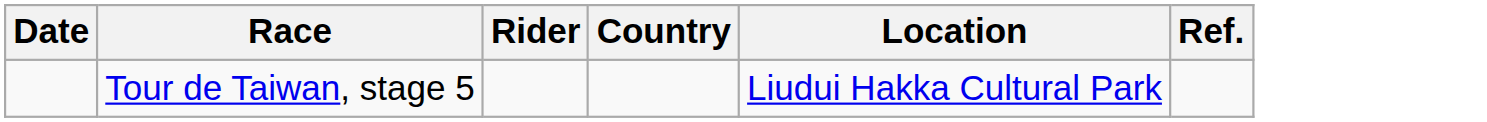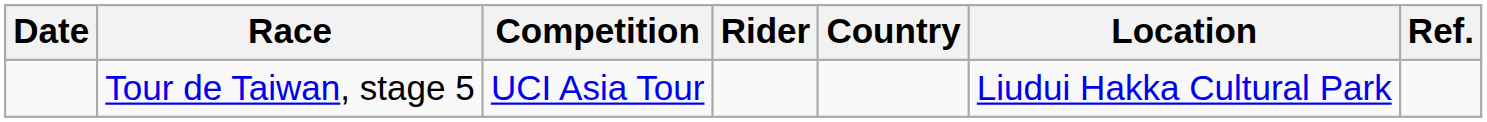+ column: (598, 32)
